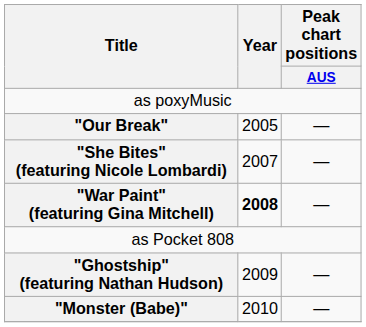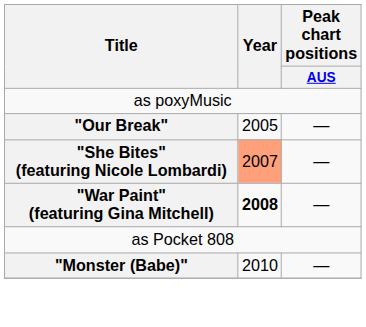(260, 161) no background -> (260, 161) lightsalmon background
- row: (121, 274)
